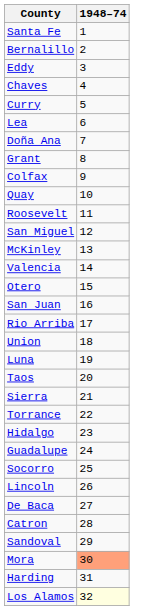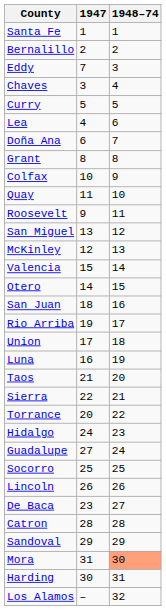+ column: (93, 14)
(86, 597) lightyellow background -> (118, 597) no background
